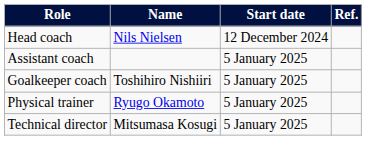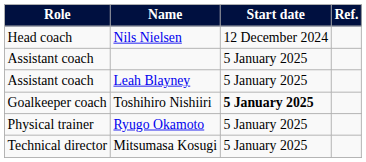+ row: (152, 80)
(265, 80) normal -> (268, 102) bold
